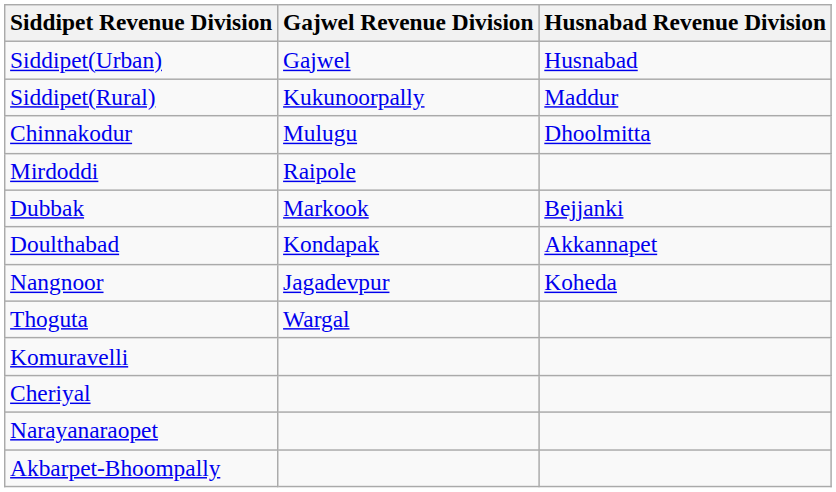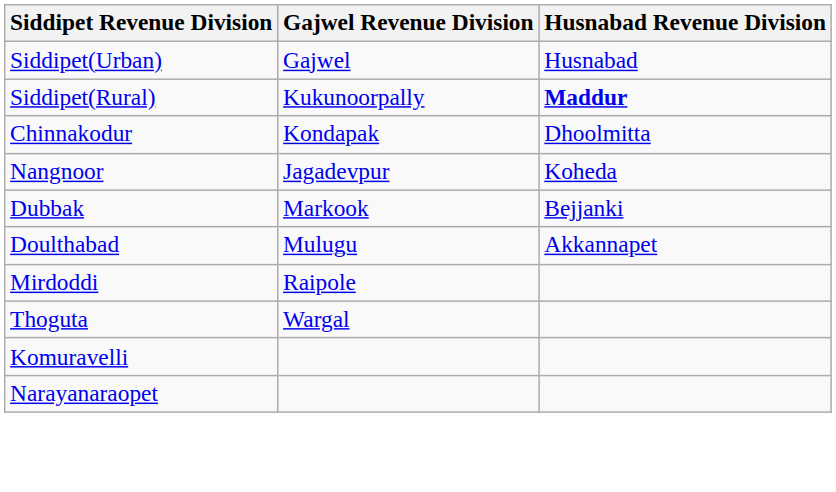(581, 97) normal -> (586, 97) bold
(320, 134) Mulugu -> (331, 134) Kondapak
rows swapped: (57, 282) <-> (54, 171)
(331, 245) Kondapak -> (320, 245) Mulugu
- row: (50, 393)
- row: (115, 467)
